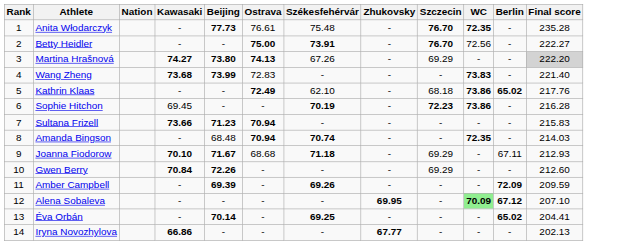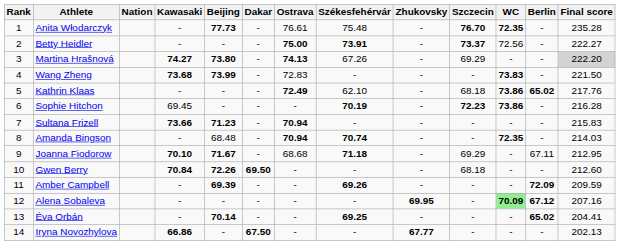+ column: (258, 12)
(441, 43) 76.70 -> (473, 43) 73.37
(555, 75) 221.40 -> (587, 75) 221.50
(555, 153) 212.93 -> (587, 153) 212.95
(441, 169) 69.29 -> (473, 169) 68.18
(555, 201) 207.10 -> (587, 201) 207.16
